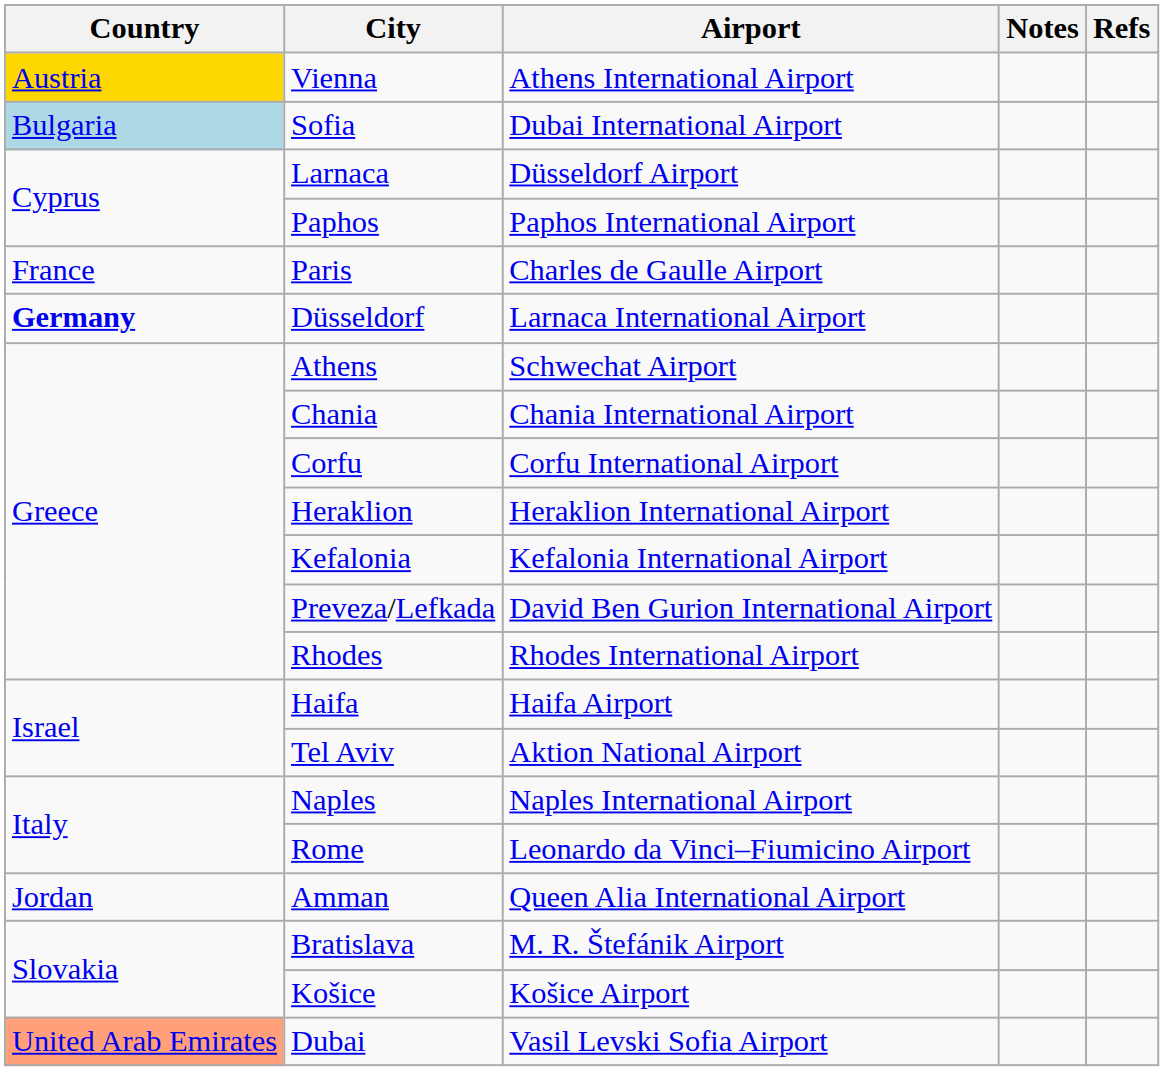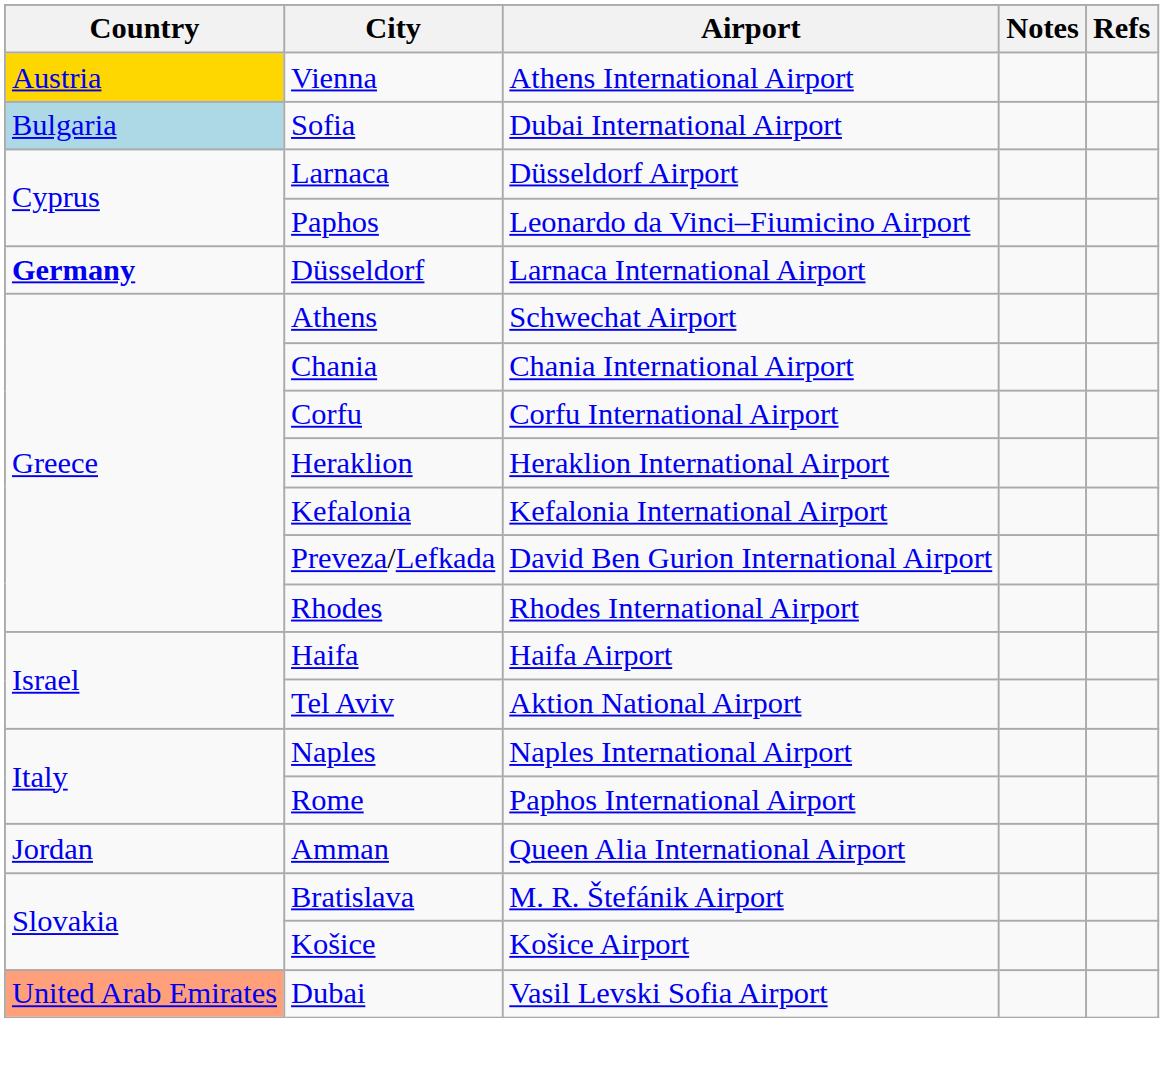(682, 221) Paphos International Airport -> (740, 221) Leonardo da Vinci–Fiumicino Airport
- row: (321, 269)
(740, 848) Leonardo da Vinci–Fiumicino Airport -> (682, 800) Paphos International Airport
